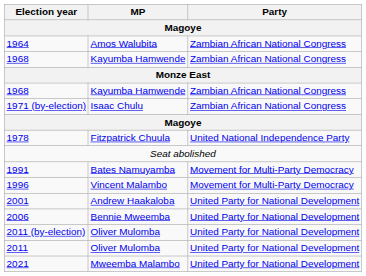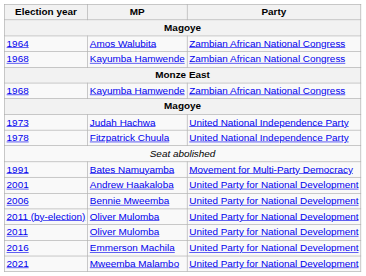- row: (46, 106)
+ row: (18, 122)
- row: (18, 185)
+ row: (18, 248)
